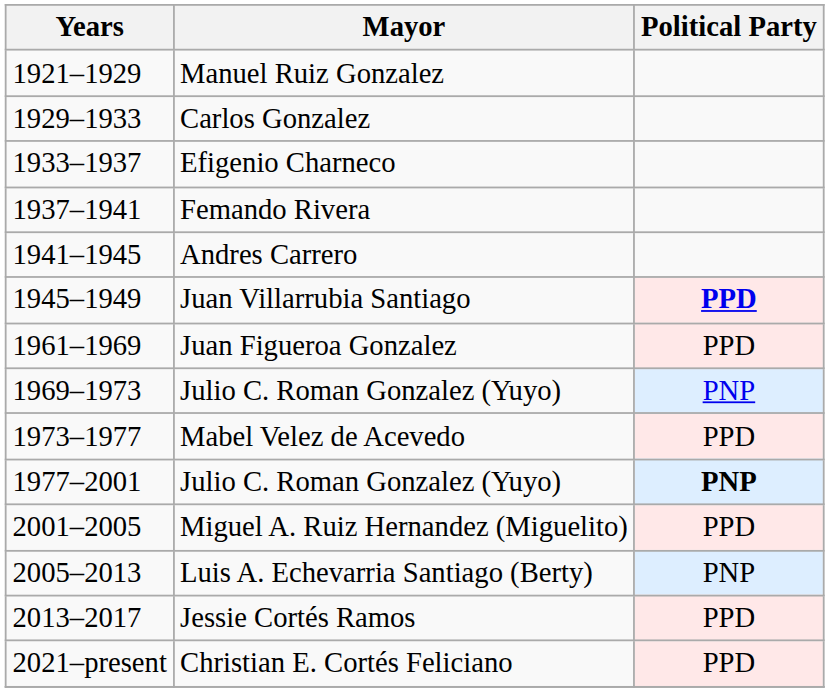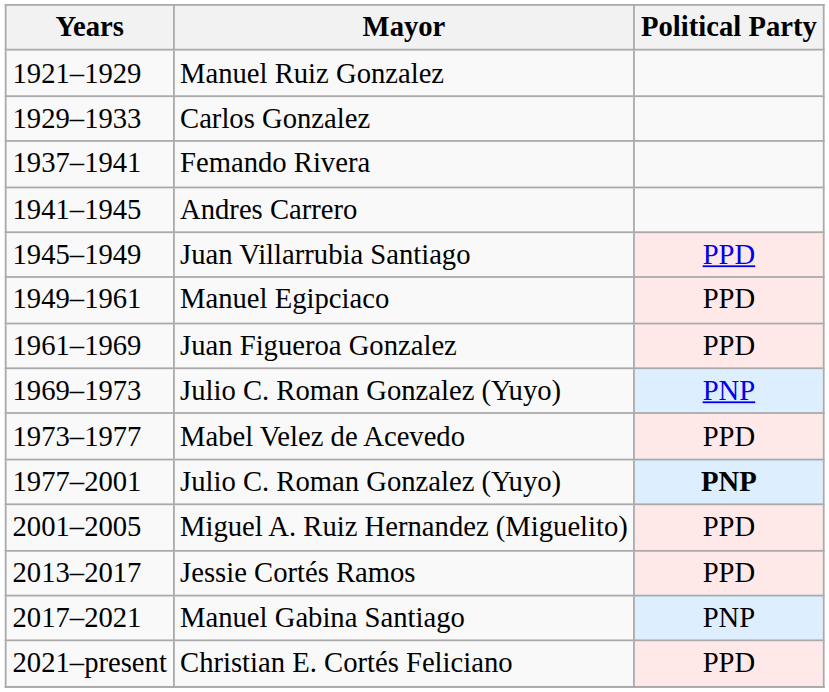- row: (77, 163)
(729, 299) bold -> (729, 254) normal
+ row: (77, 299)
- row: (77, 572)
+ row: (77, 617)
